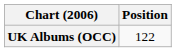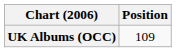(145, 36) 122 -> (145, 36) 109
